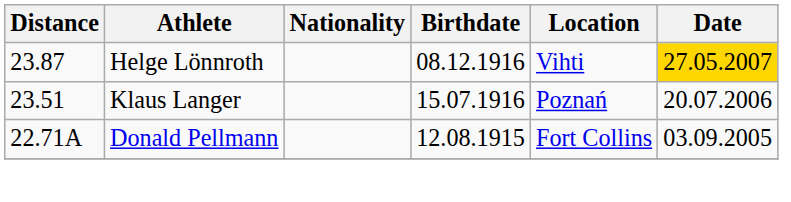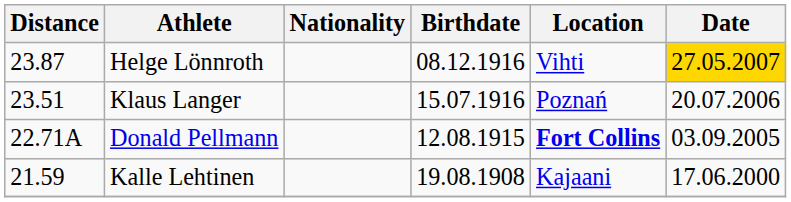(594, 138) normal -> (598, 138) bold
+ row: (182, 176)
